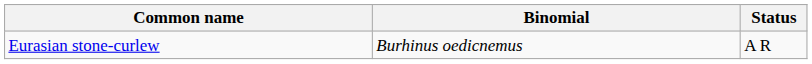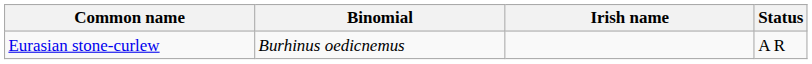+ column: (630, 17)
